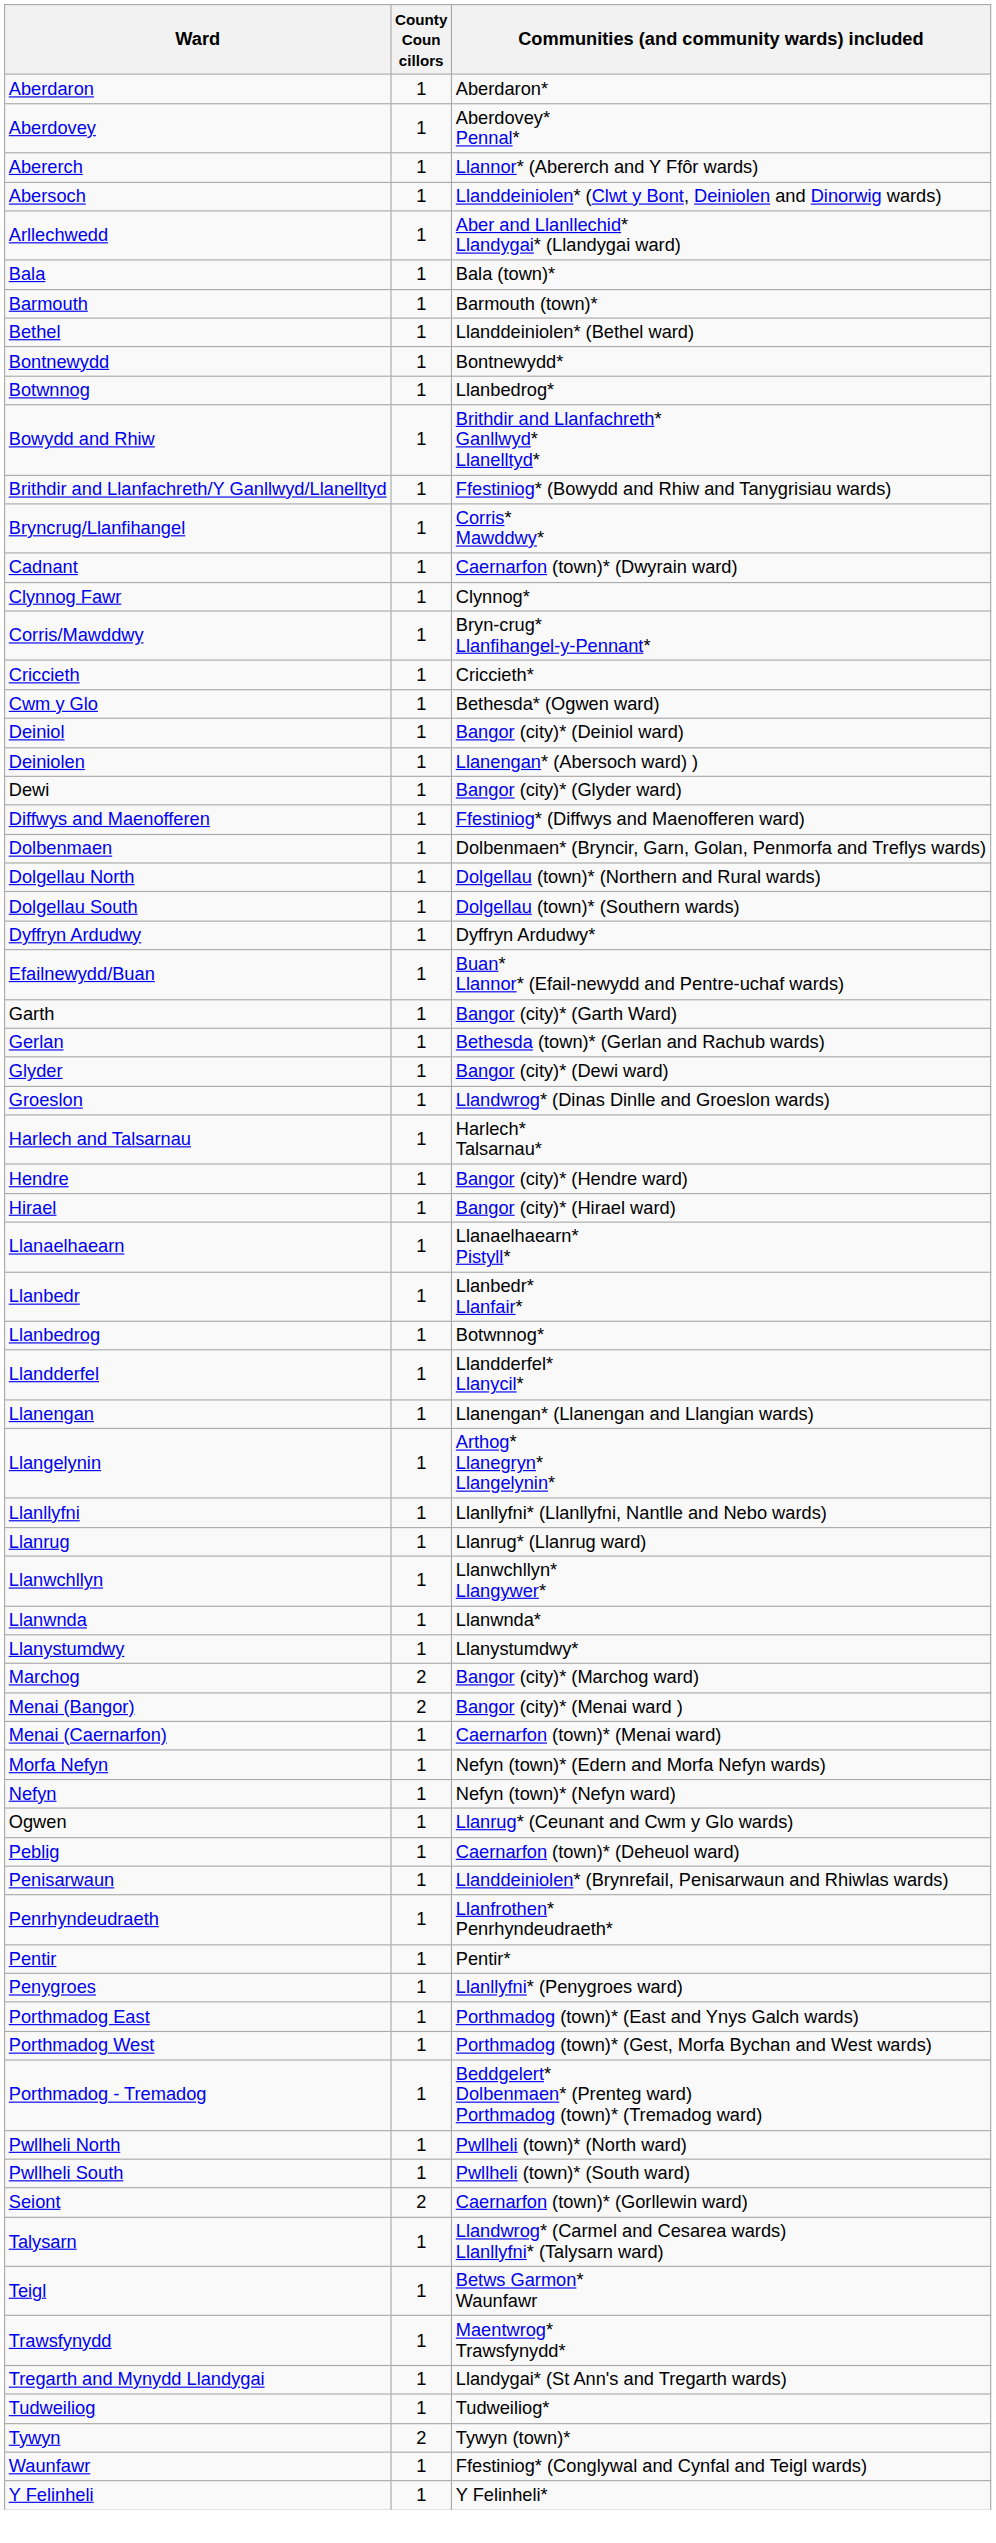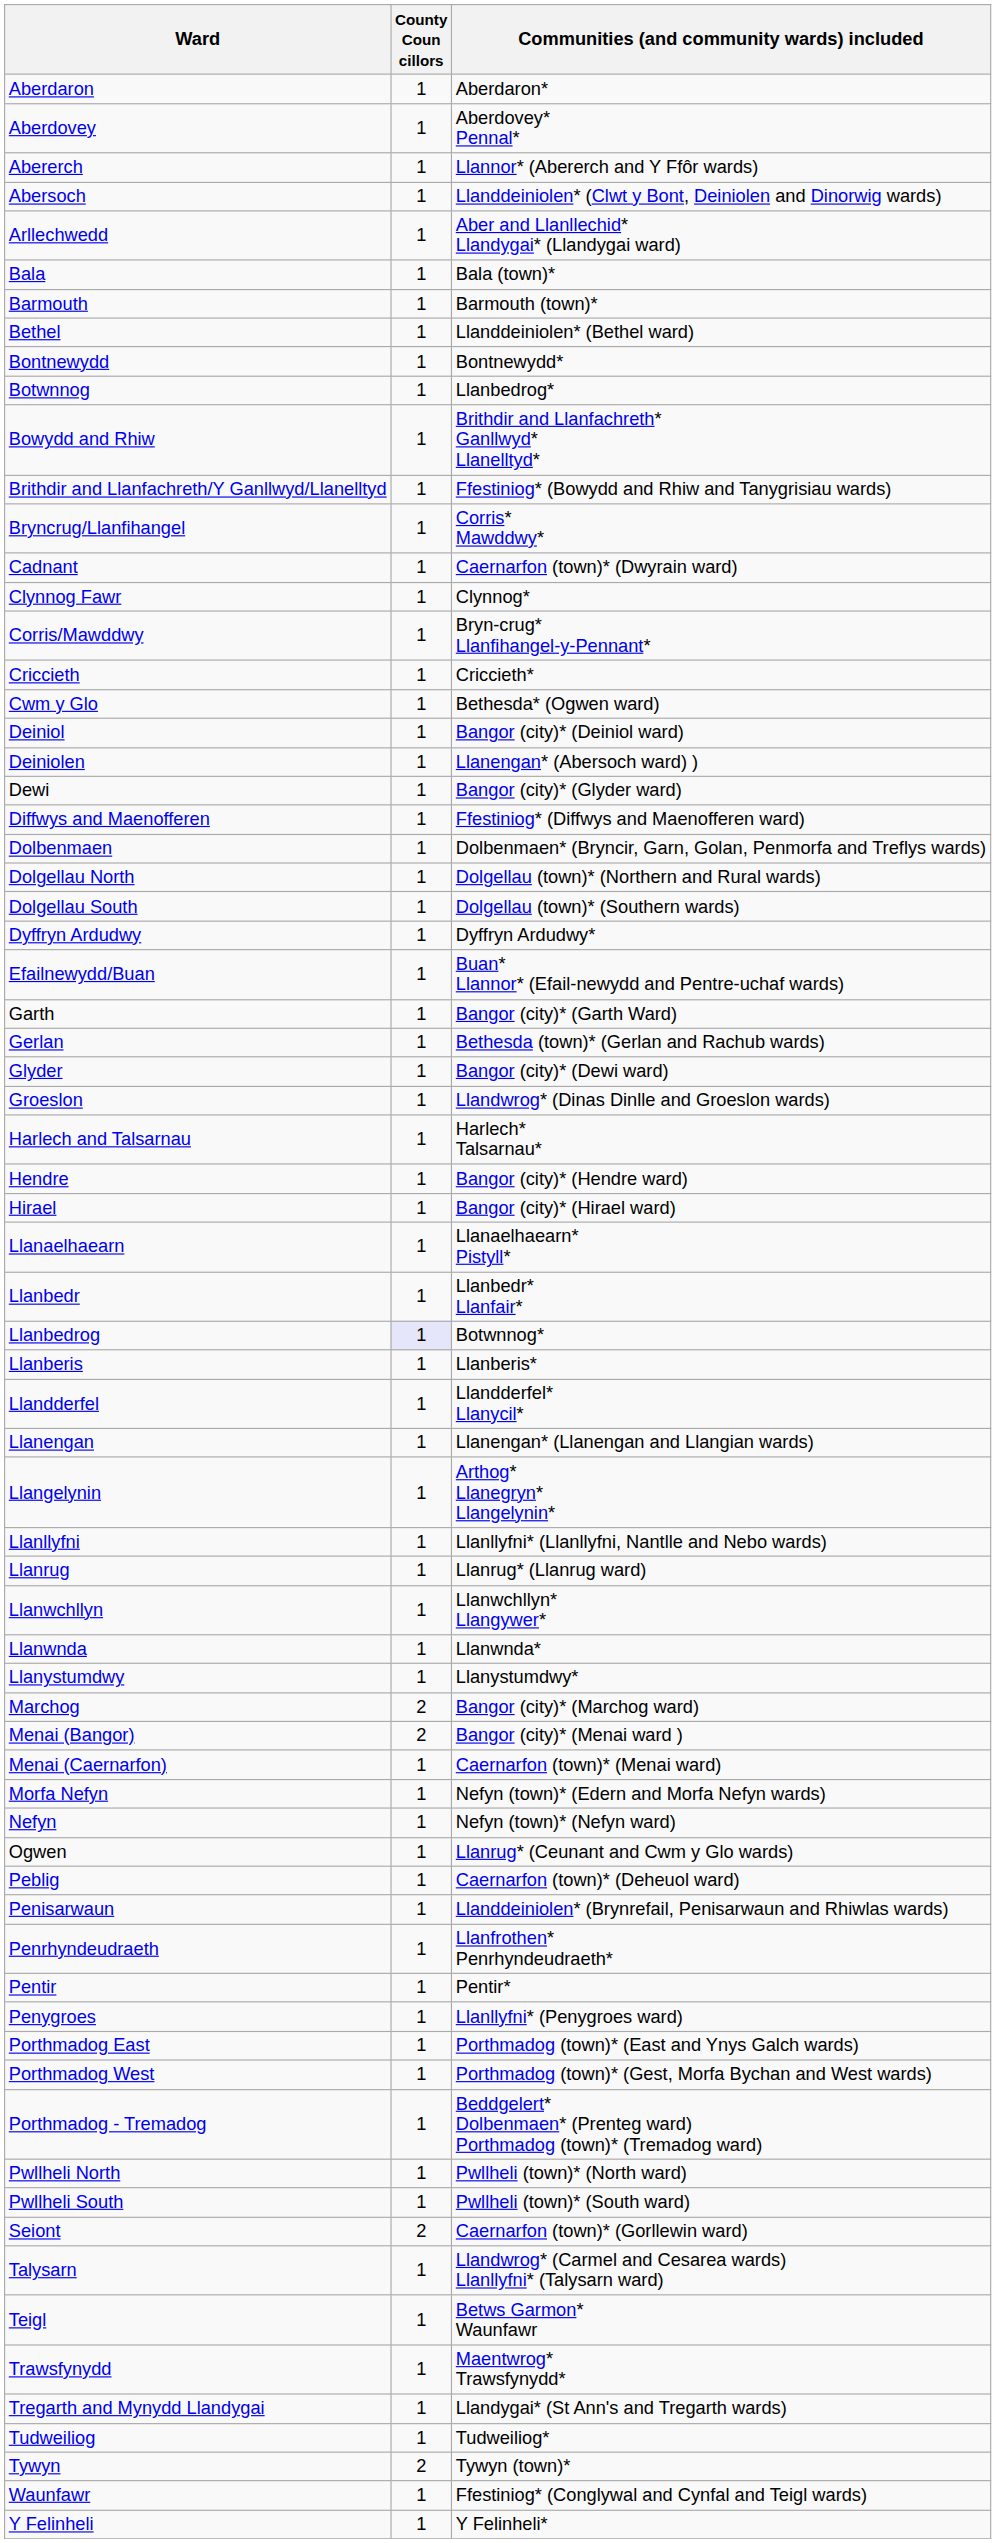(421, 1335) no background -> (421, 1335) lavender background
+ row: (46, 1364)
